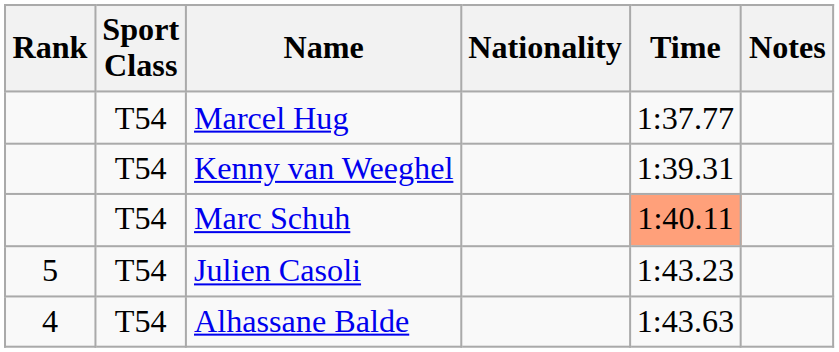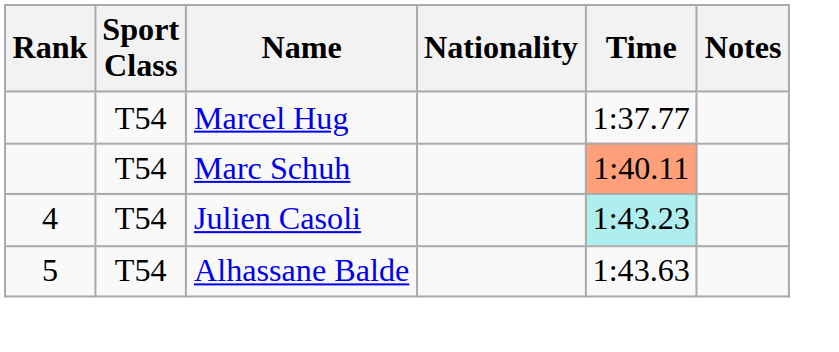- row: (324, 168)
(50, 270) 5 -> (50, 219) 4
(685, 270) no background -> (641, 219) paleturquoise background
(50, 321) 4 -> (50, 270) 5
